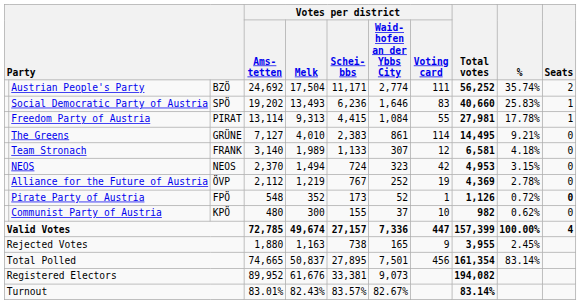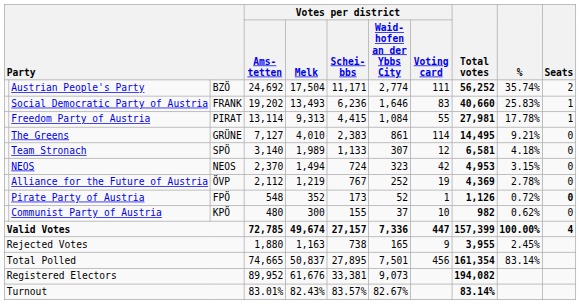(221, 104) SPÖ -> (227, 104) FRANK
(227, 151) FRANK -> (221, 151) SPÖ
